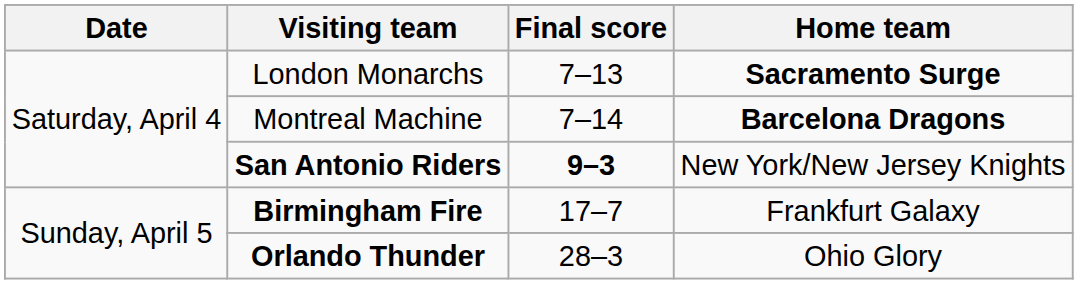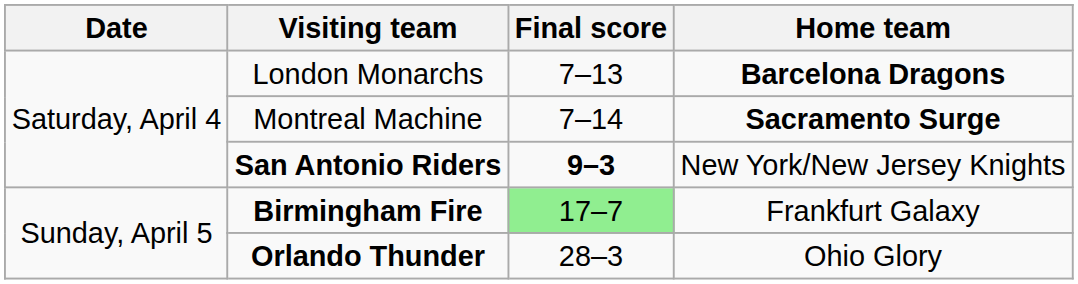(873, 74) Sacramento Surge -> (873, 74) Barcelona Dragons
(873, 119) Barcelona Dragons -> (873, 119) Sacramento Surge
(591, 211) no background -> (591, 211) lightgreen background
